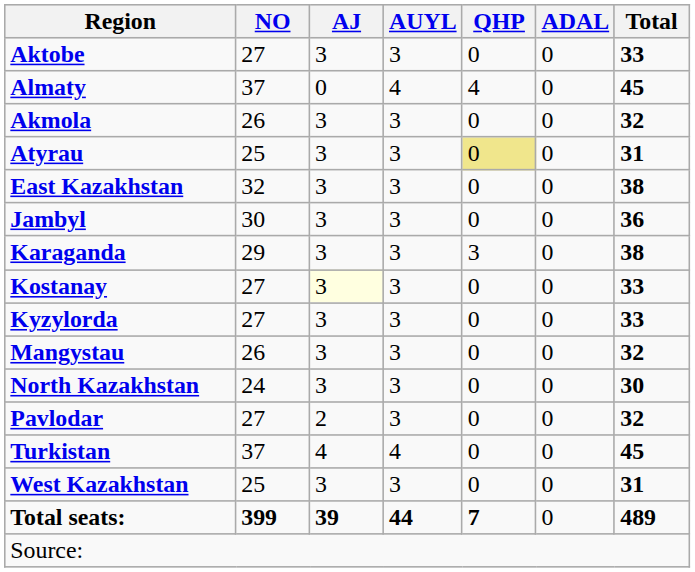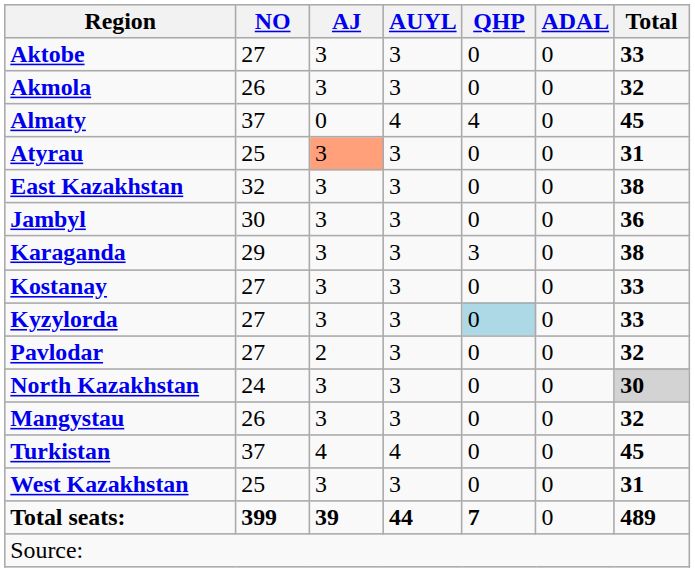rows swapped: (51, 120) <-> (48, 87)
(321, 153) no background -> (321, 153) lightsalmon background
(474, 153) khaki background -> (474, 153) no background
(321, 285) lightyellow background -> (321, 285) no background
(474, 318) no background -> (474, 318) lightblue background
rows swapped: (67, 351) <-> (57, 418)
(632, 384) no background -> (632, 384) lightgrey background
